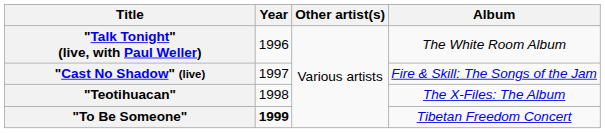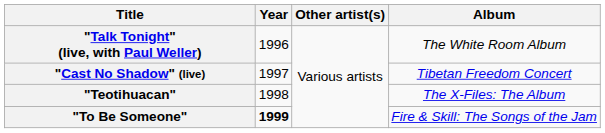(494, 73) Fire & Skill: The Songs of the Jam -> (494, 73) Tibetan Freedom Concert
(494, 116) Tibetan Freedom Concert -> (494, 116) Fire & Skill: The Songs of the Jam
